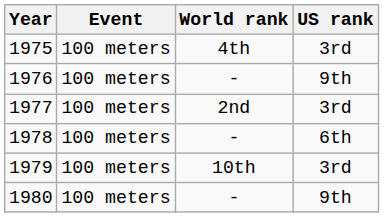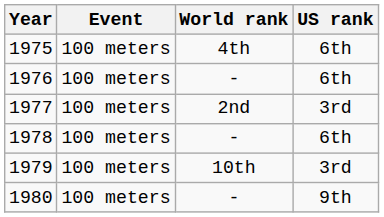(335, 49) 3rd -> (335, 49) 6th
(335, 79) 9th -> (335, 79) 6th
